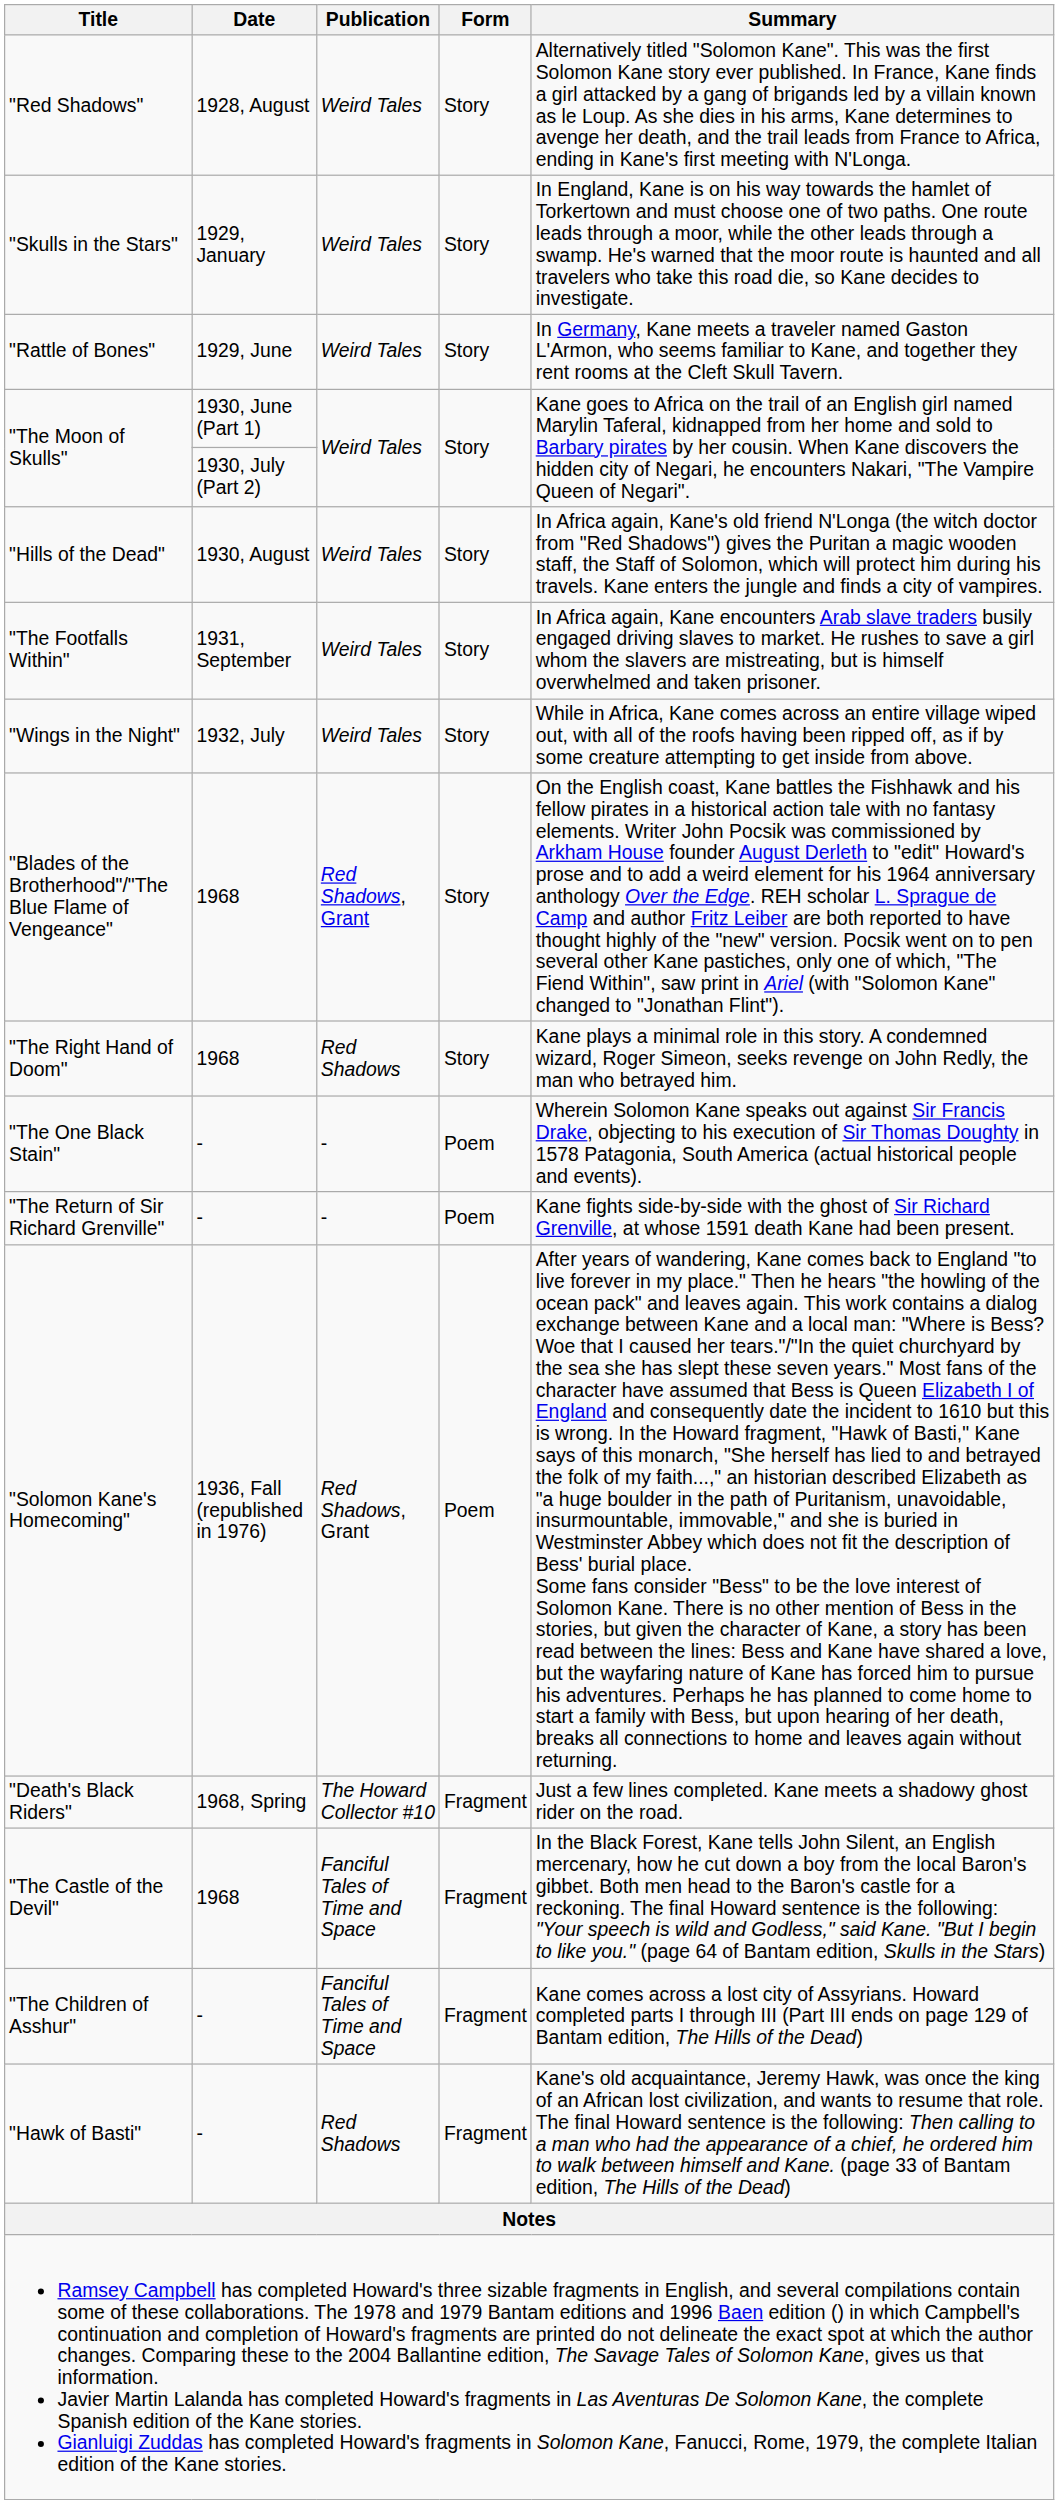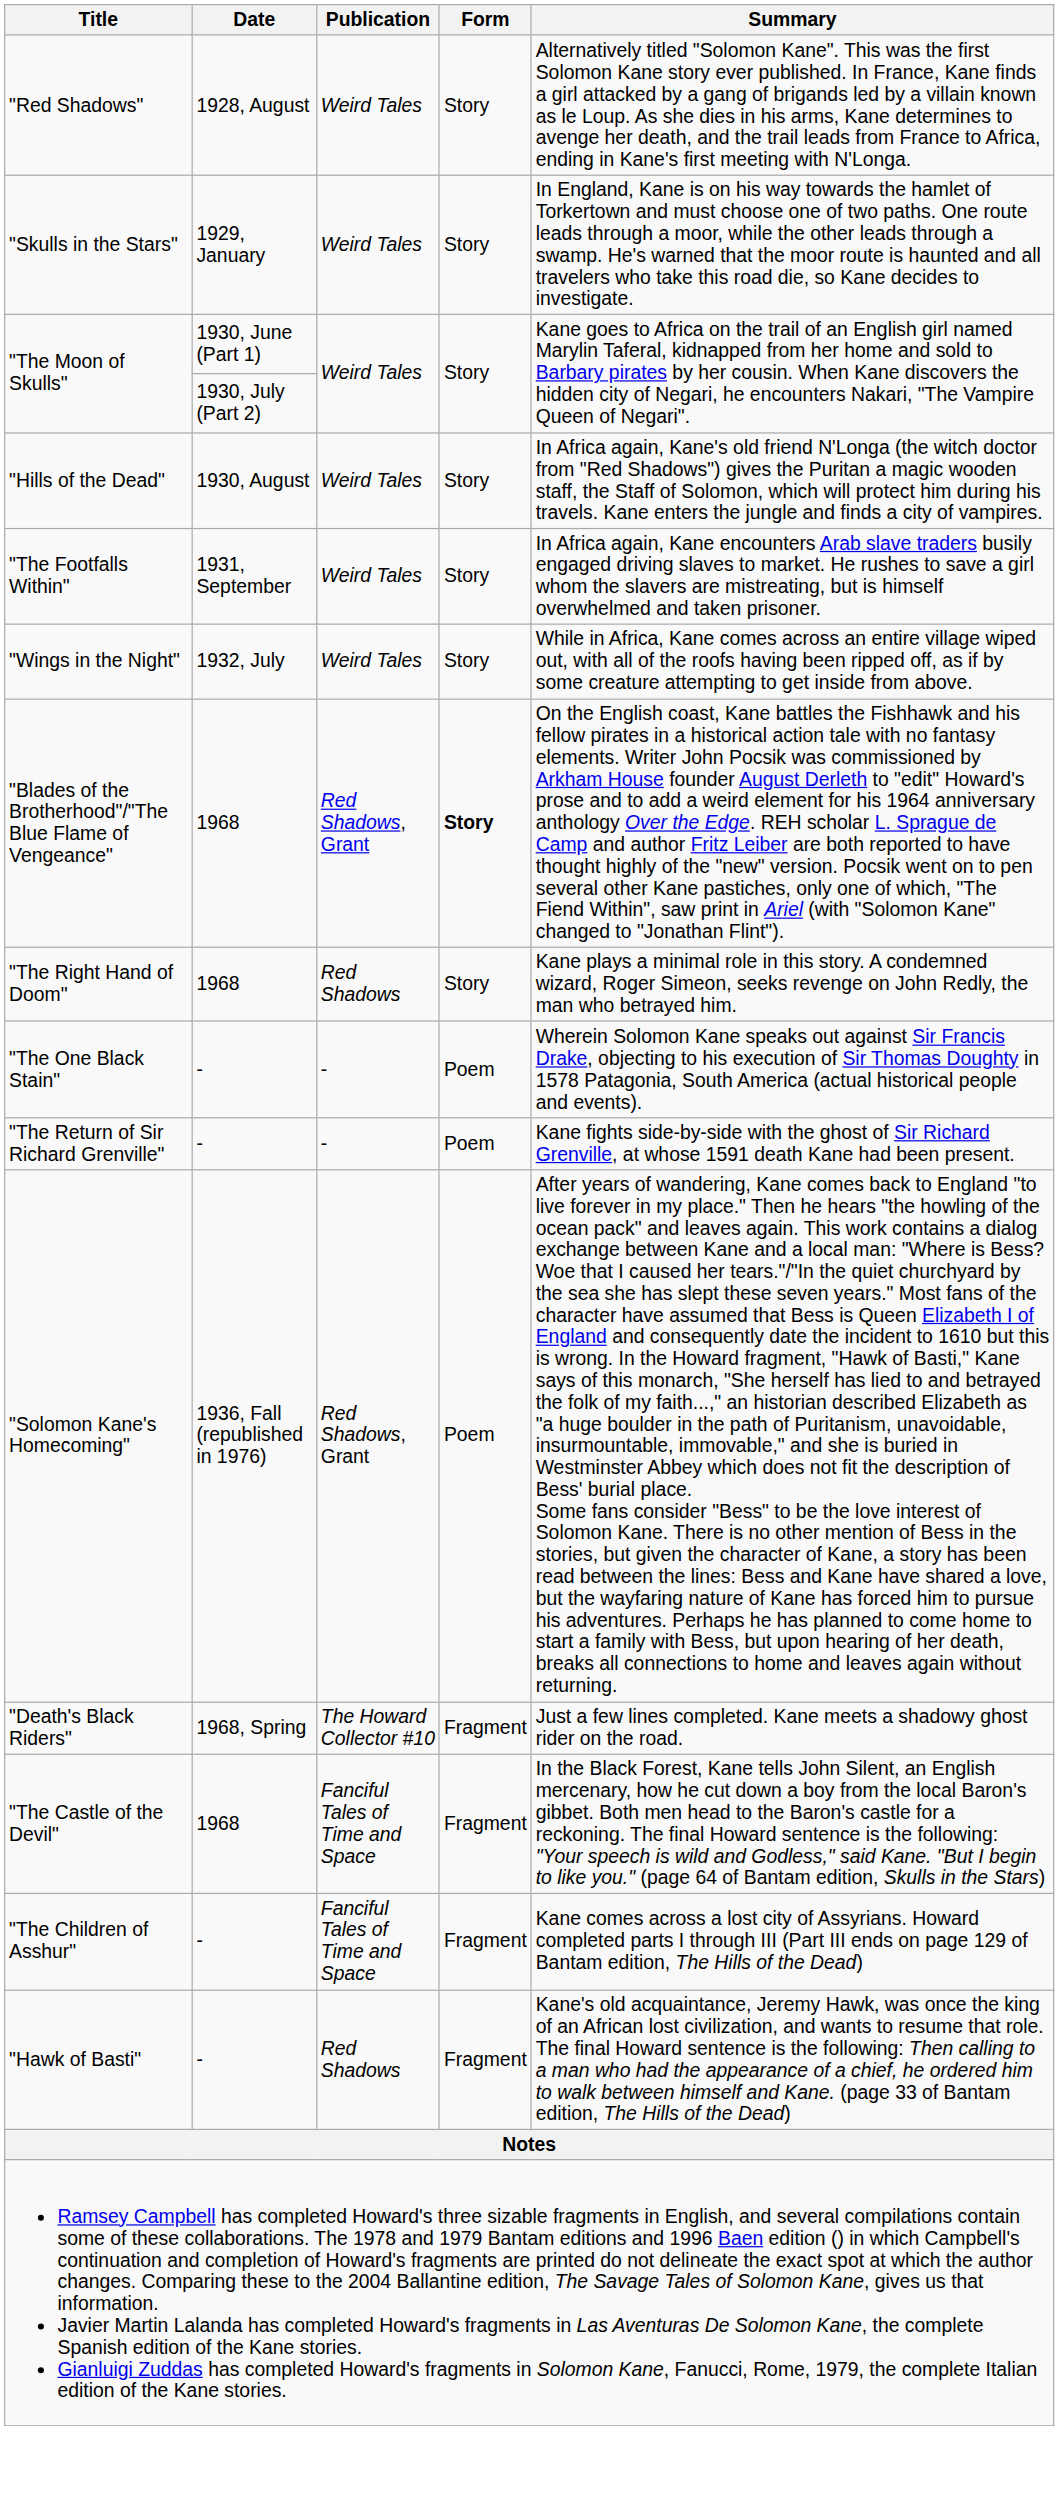- row: (82, 351)
(467, 897) normal -> (469, 822) bold
